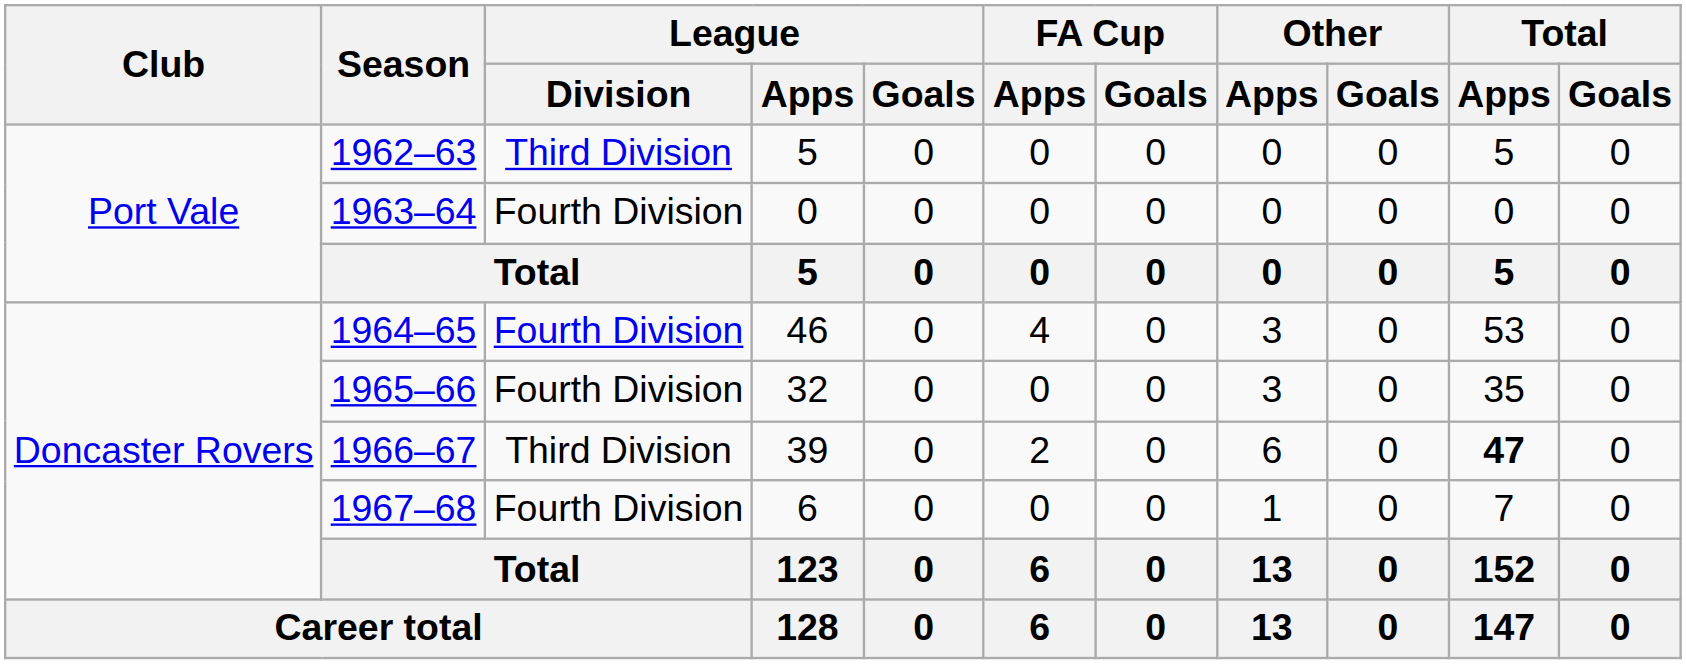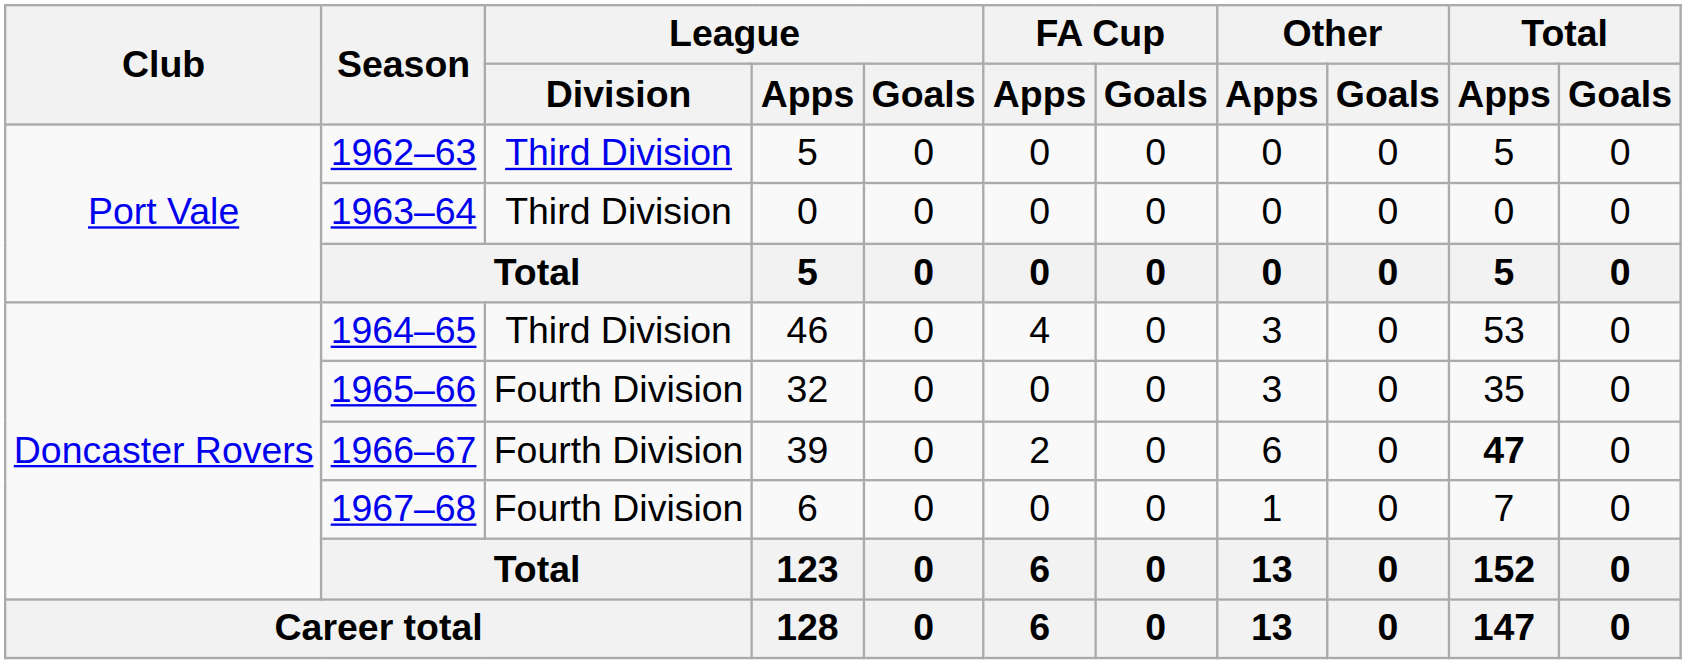(619, 212) Fourth Division -> (619, 212) Third Division
(619, 331) Fourth Division -> (619, 331) Third Division
(619, 449) Third Division -> (619, 449) Fourth Division
